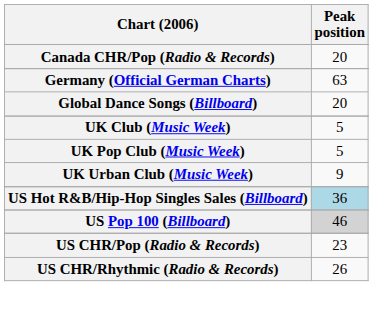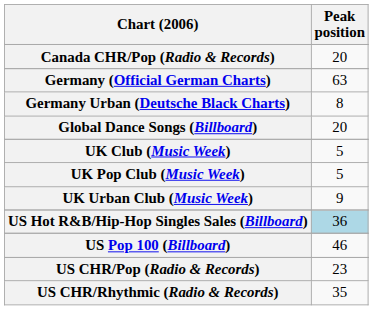+ row: (158, 103)
(340, 221) lightgrey background -> (340, 245) no background
(340, 269) 26 -> (340, 292) 35
